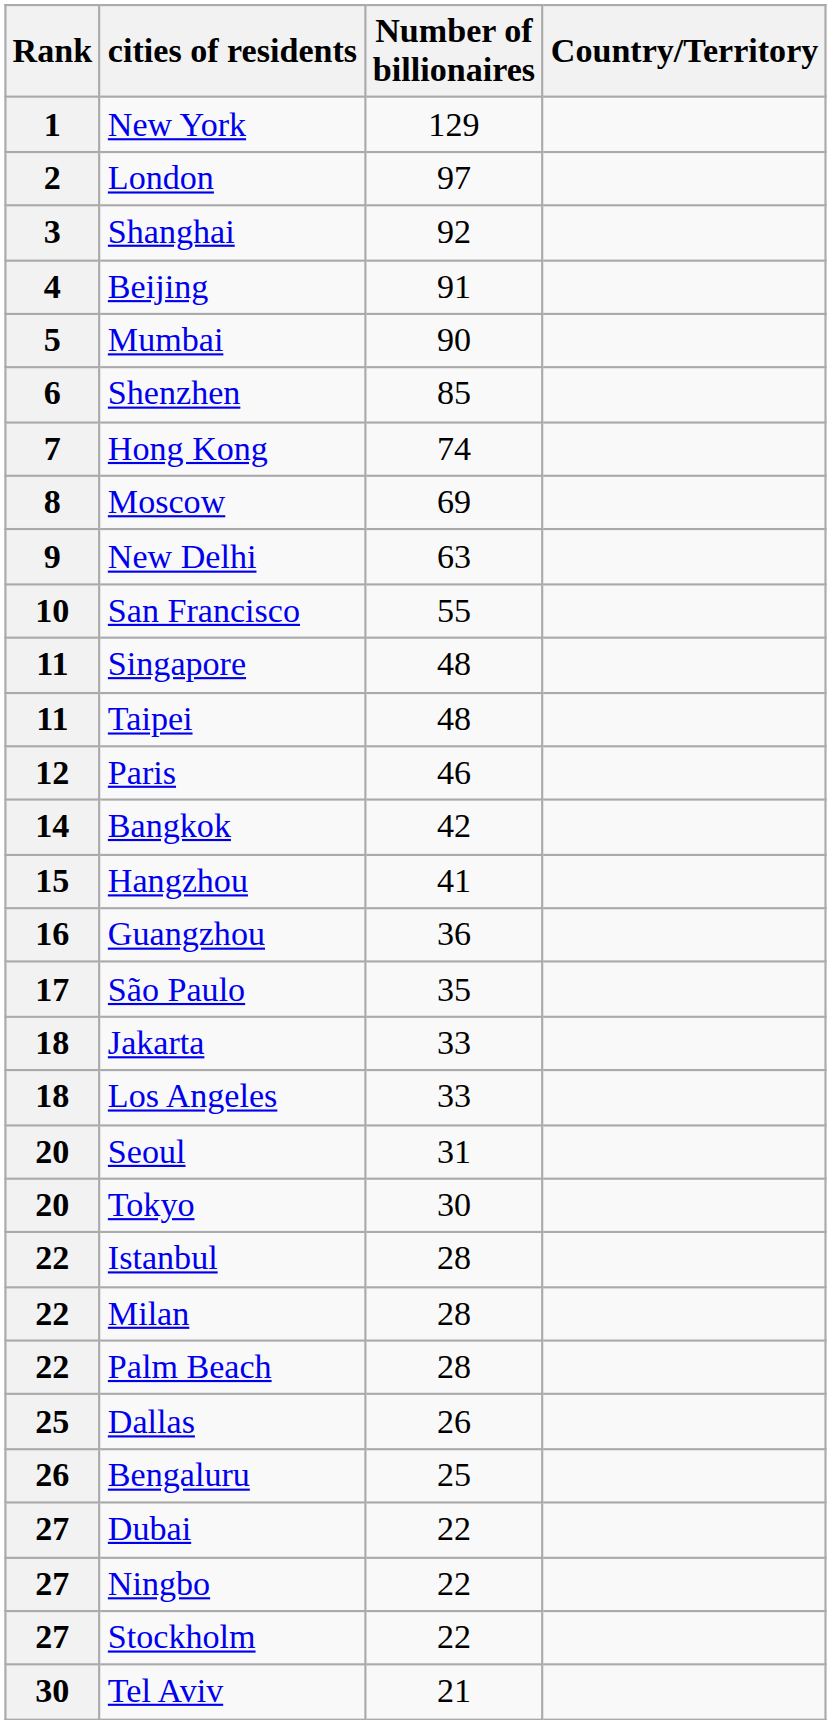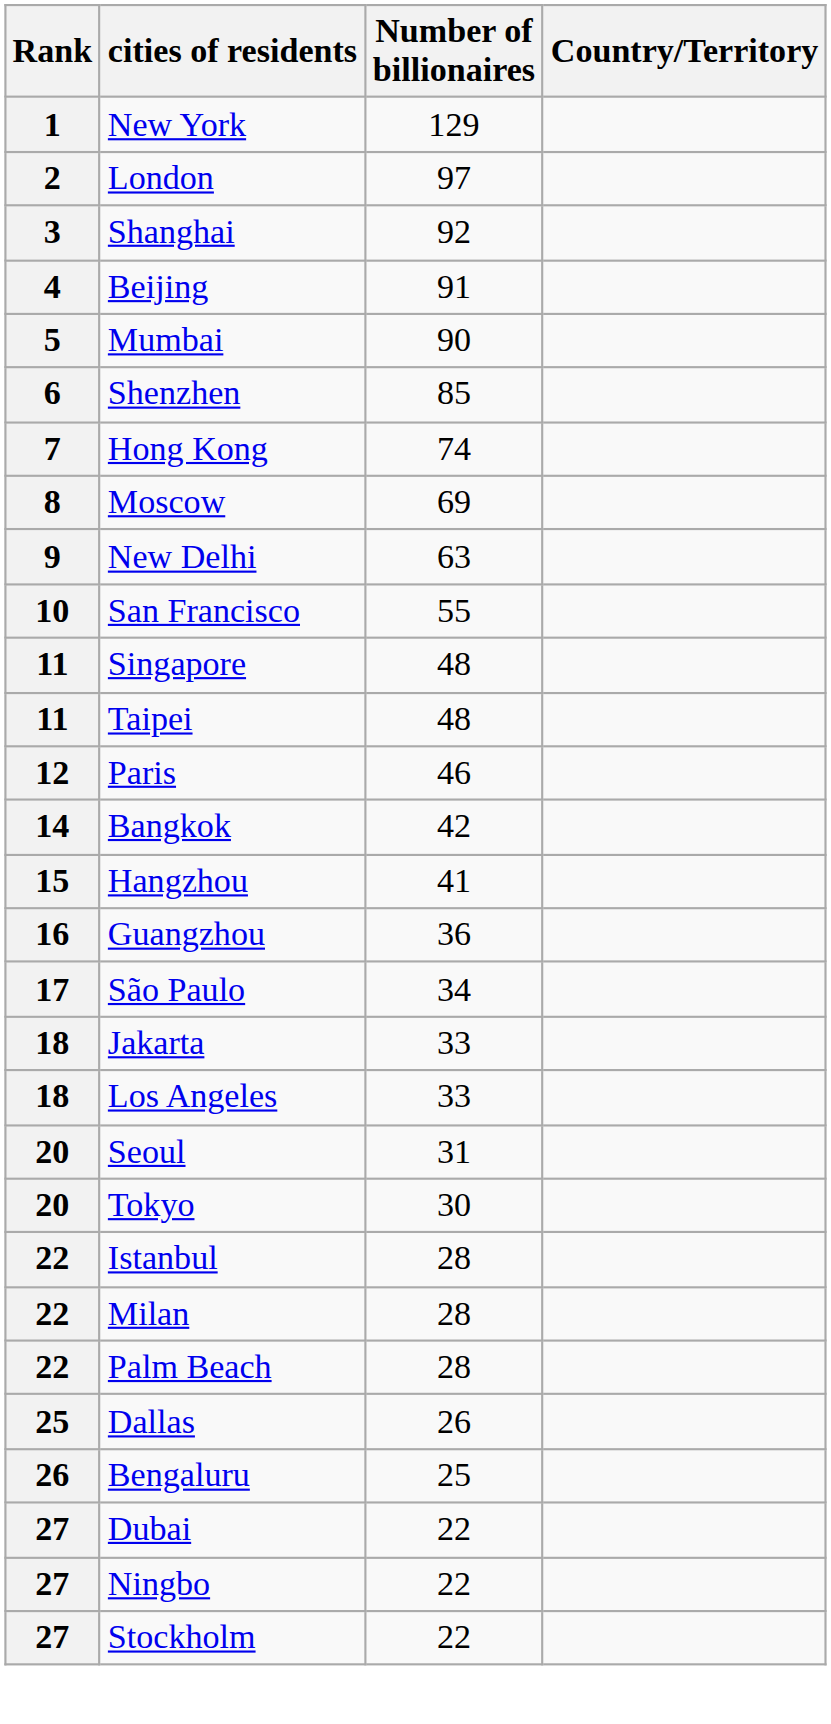(454, 988) 35 -> (454, 988) 34
- row: (166, 1691)
